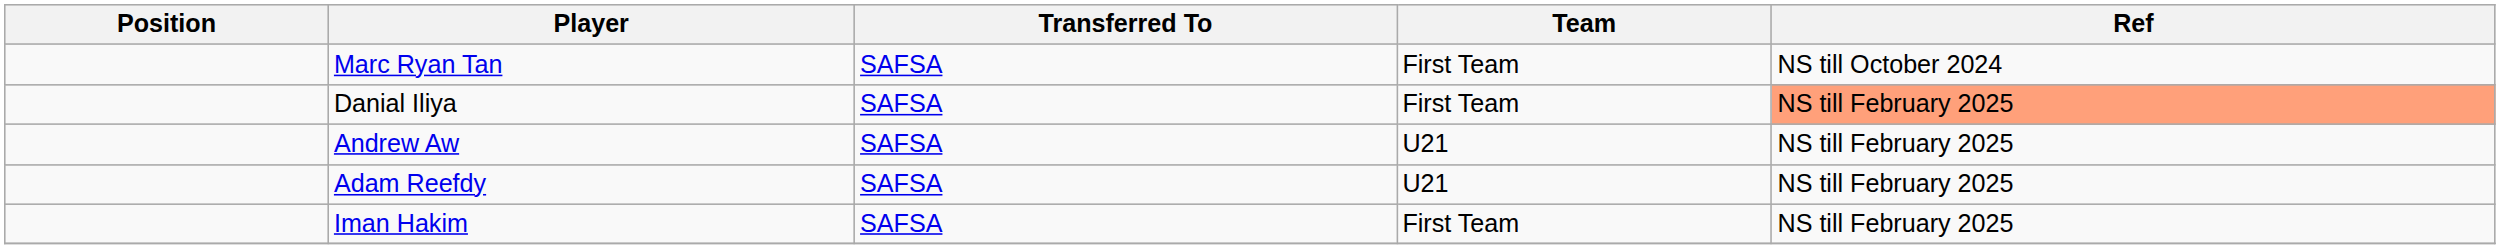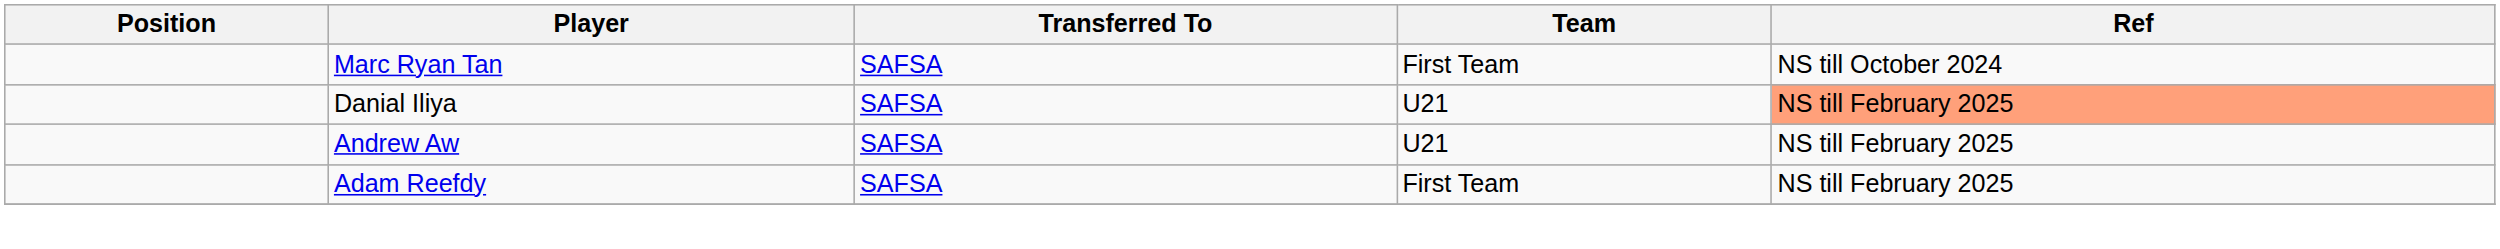(1461, 104) First Team -> (1425, 104) U21
(1425, 183) U21 -> (1461, 183) First Team
- row: (401, 223)
